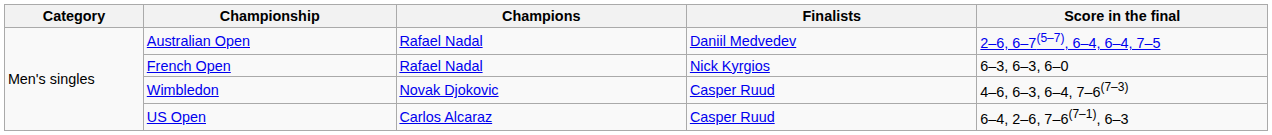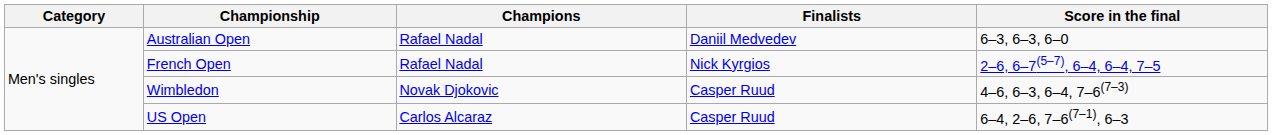(1070, 41) 2–6, 6–7(5–7), 6–4, 6–4, 7–5 -> (1024, 39) 6–3, 6–3, 6–0
(1024, 66) 6–3, 6–3, 6–0 -> (1070, 64) 2–6, 6–7(5–7), 6–4, 6–4, 7–5
